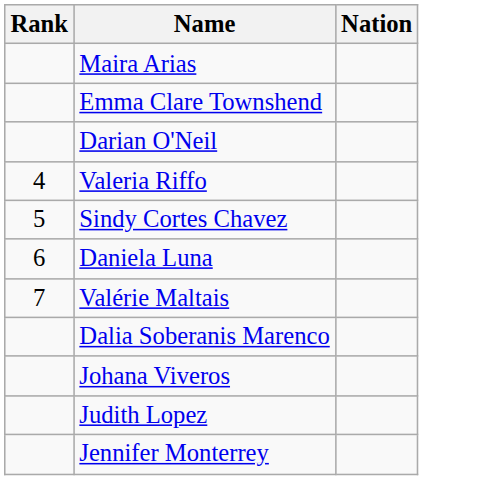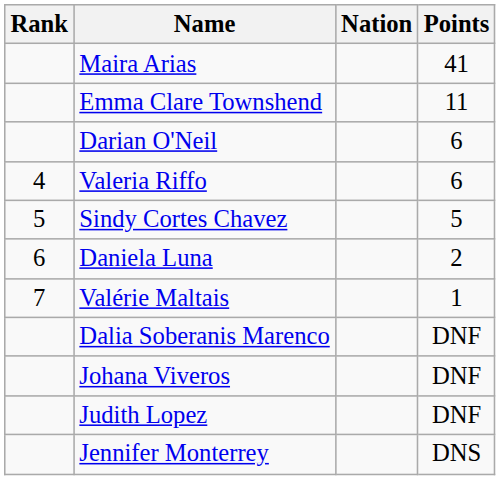+ column: (457, 24)
